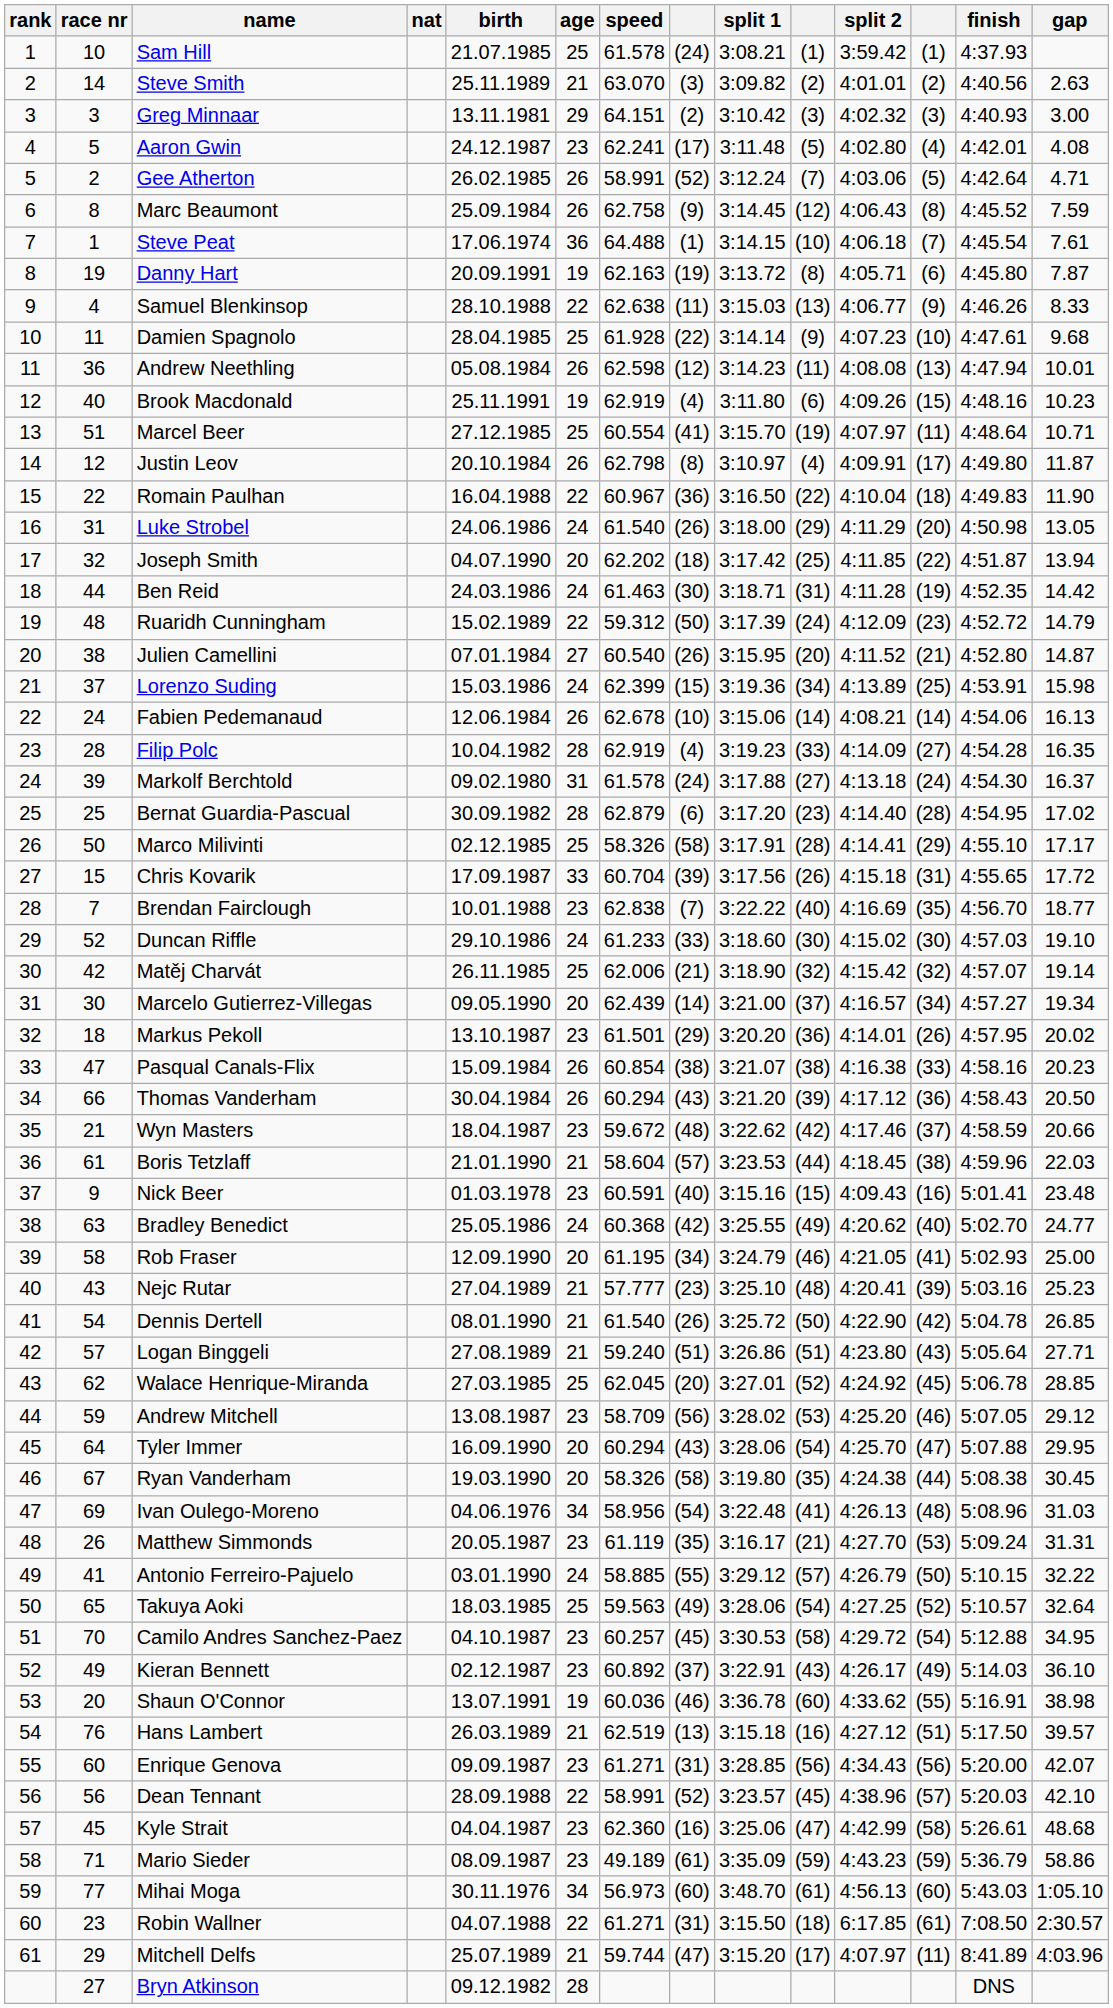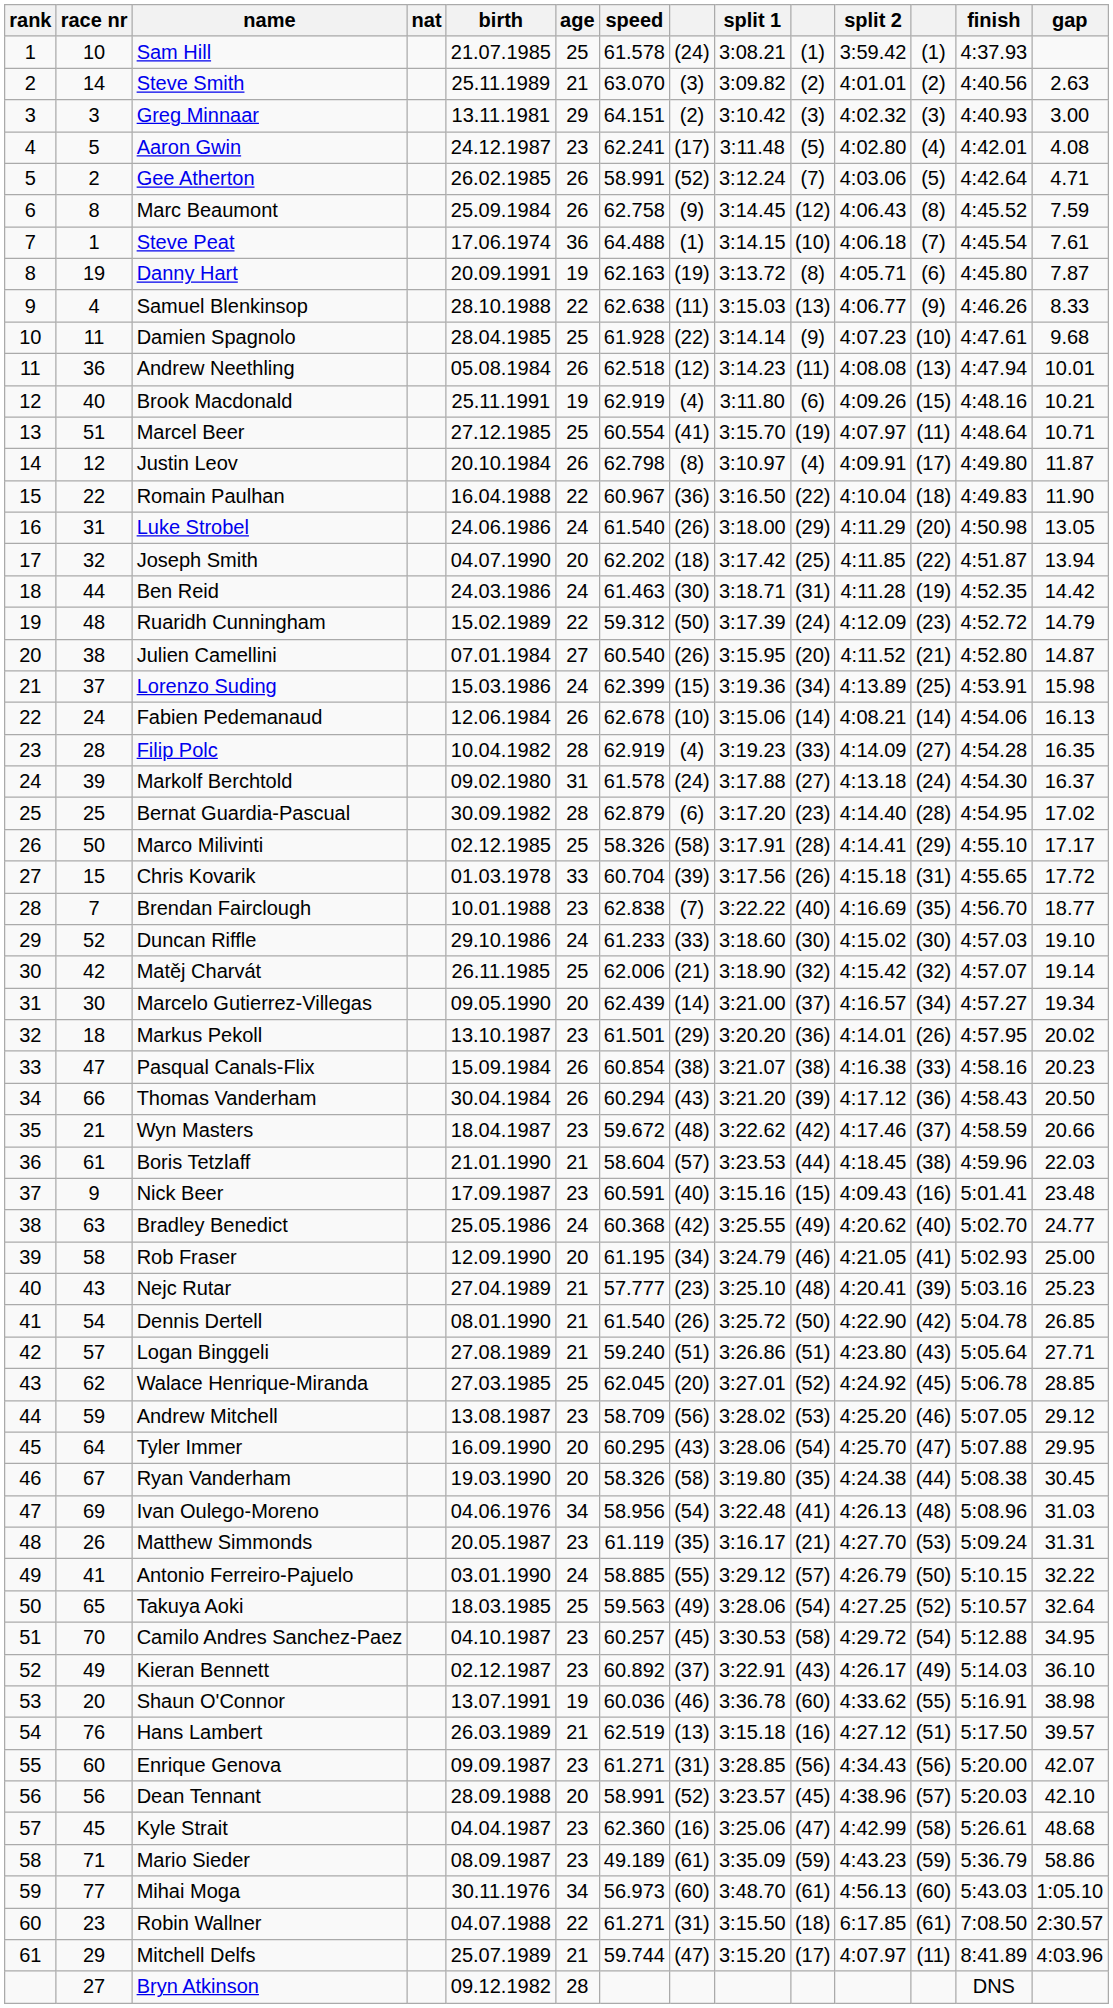(634, 369) 62.598 -> (634, 369) 62.518
(1070, 400) 10.23 -> (1070, 400) 10.21
(501, 876) 17.09.1987 -> (501, 876) 01.03.1978
(501, 1193) 01.03.1978 -> (501, 1193) 17.09.1987
(634, 1447) 60.294 -> (634, 1447) 60.295
(577, 1796) 22 -> (577, 1796) 20
